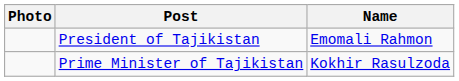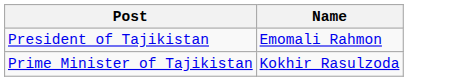- column: (30, 16)
